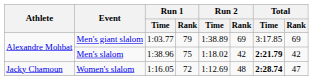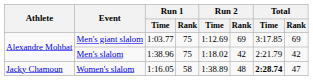(187, 40) 79 -> (187, 40) 75
(214, 40) 1:38.89 -> (214, 40) 1:12.69
(269, 54) bold -> (269, 54) normal
(187, 69) 72 -> (187, 69) 58
(214, 69) 1:12.69 -> (214, 69) 1:38.89
